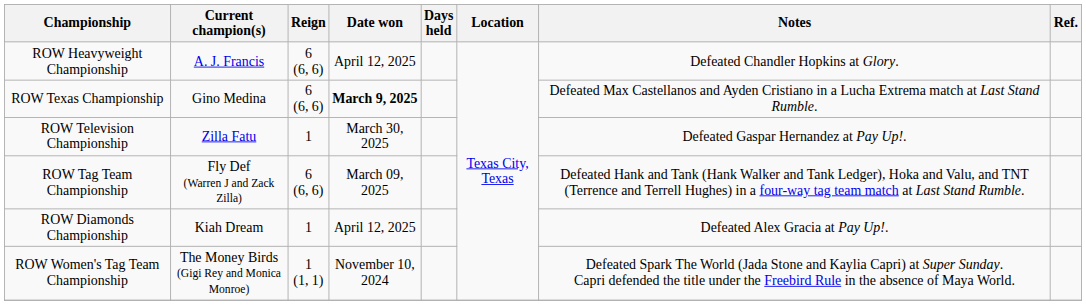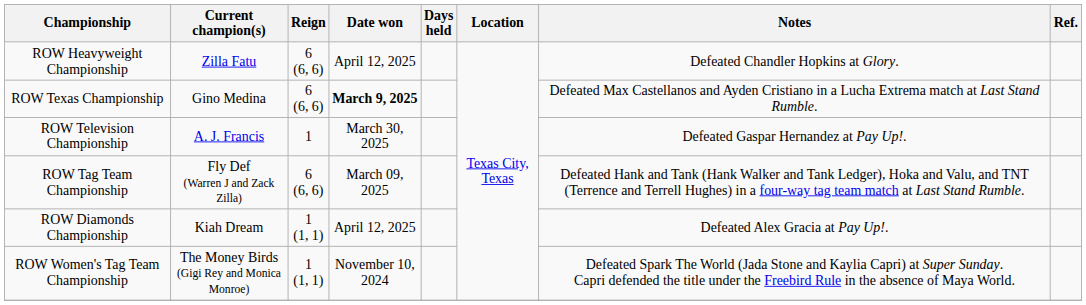(229, 61) A. J. Francis -> (229, 61) Zilla Fatu
(229, 136) Zilla Fatu -> (229, 136) A. J. Francis
(308, 227) 1 -> (308, 227) 1 (1, 1)
